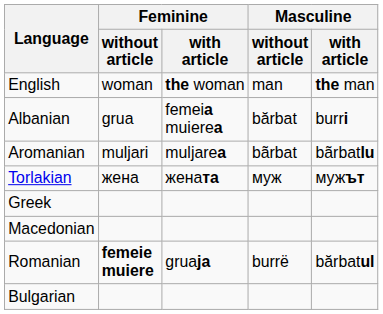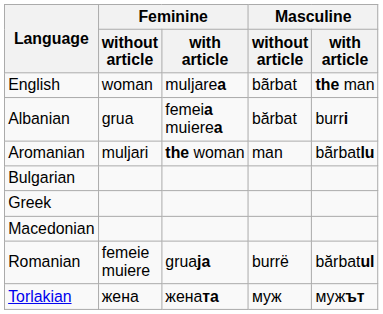(205, 85) the woman -> (196, 85) muljarea
(267, 85) man -> (274, 85) bãrbat
(196, 153) muljarea -> (205, 153) the woman
(274, 153) bãrbat -> (267, 153) man
rows swapped: (42, 296) <-> (40, 178)
(128, 262) bold -> (126, 262) normal
